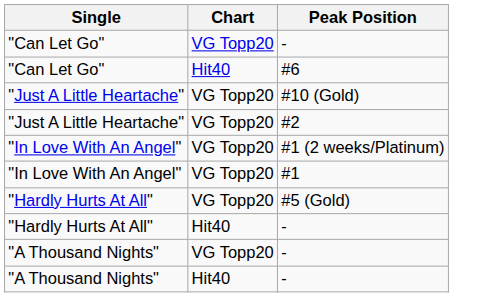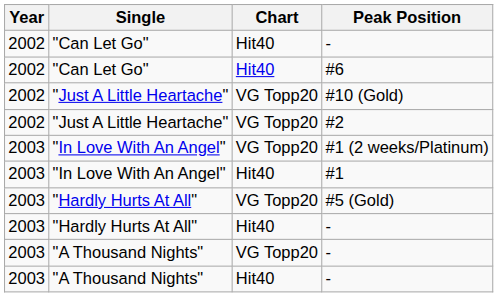+ column: (27, 17)
(233, 43) VG Topp20 -> (255, 43) Hit40
(233, 174) VG Topp20 -> (255, 174) Hit40
